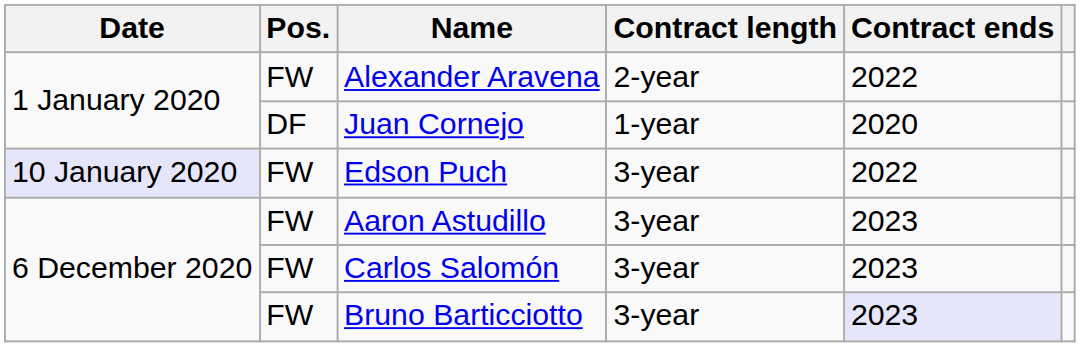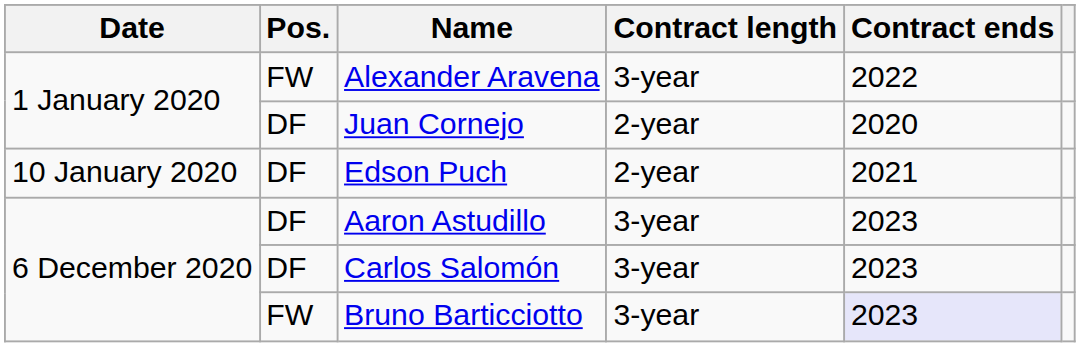(656, 76) 2-year -> (656, 76) 3-year
(656, 124) 1-year -> (656, 124) 2-year
(125, 172) lavender background -> (125, 172) no background
(290, 172) FW -> (286, 172) DF
(656, 172) 3-year -> (656, 172) 2-year
(885, 172) 2022 -> (885, 172) 2021
(290, 220) FW -> (286, 220) DF
(290, 268) FW -> (286, 268) DF
